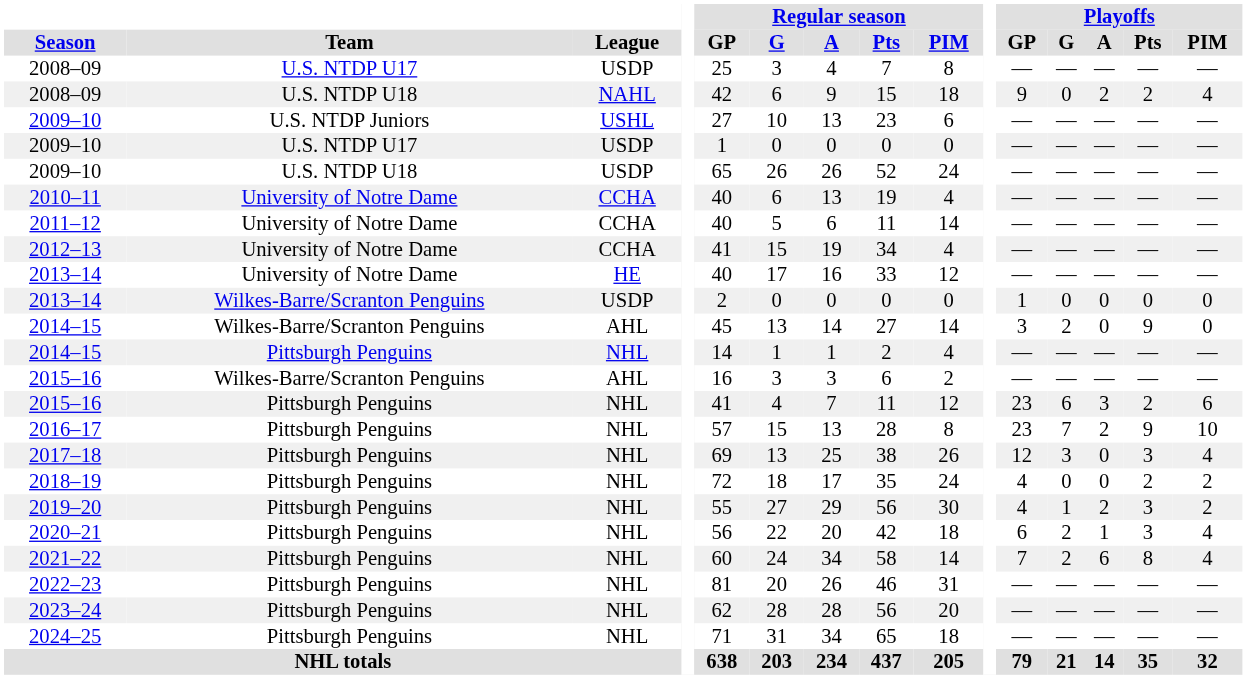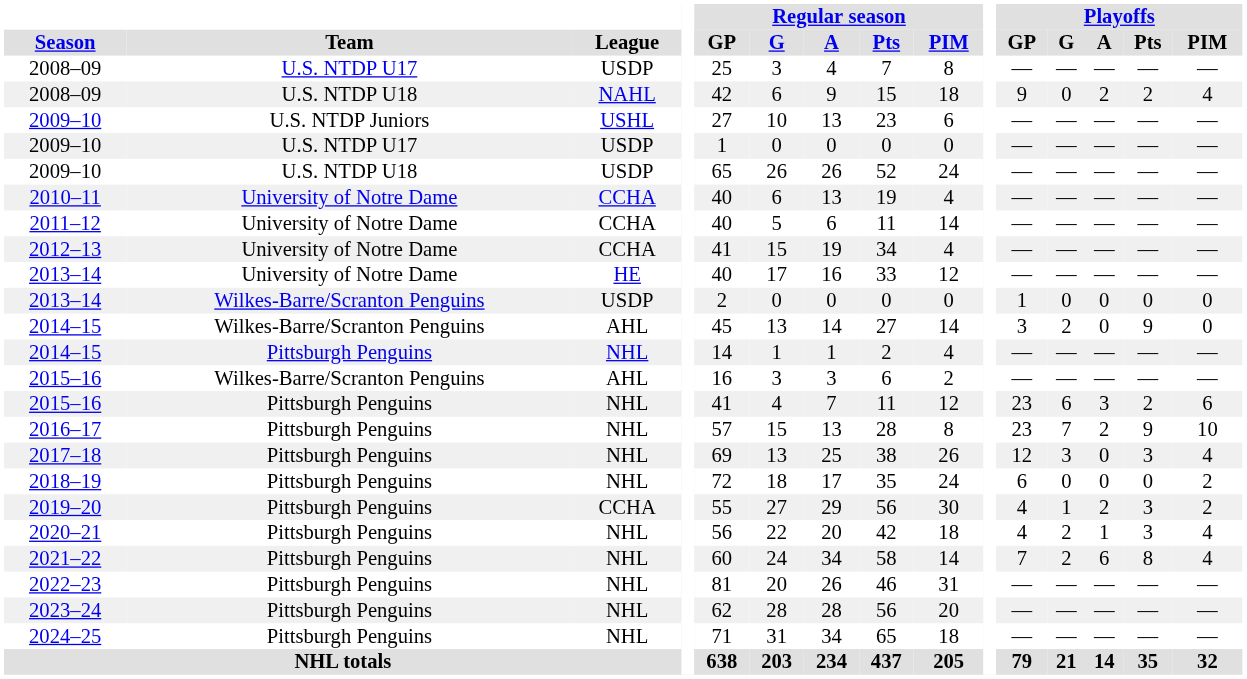(1022, 481) 4 -> (1022, 481) 6
(1148, 481) 2 -> (1148, 481) 0
(627, 506) NHL -> (627, 506) CCHA
(1022, 532) 6 -> (1022, 532) 4
